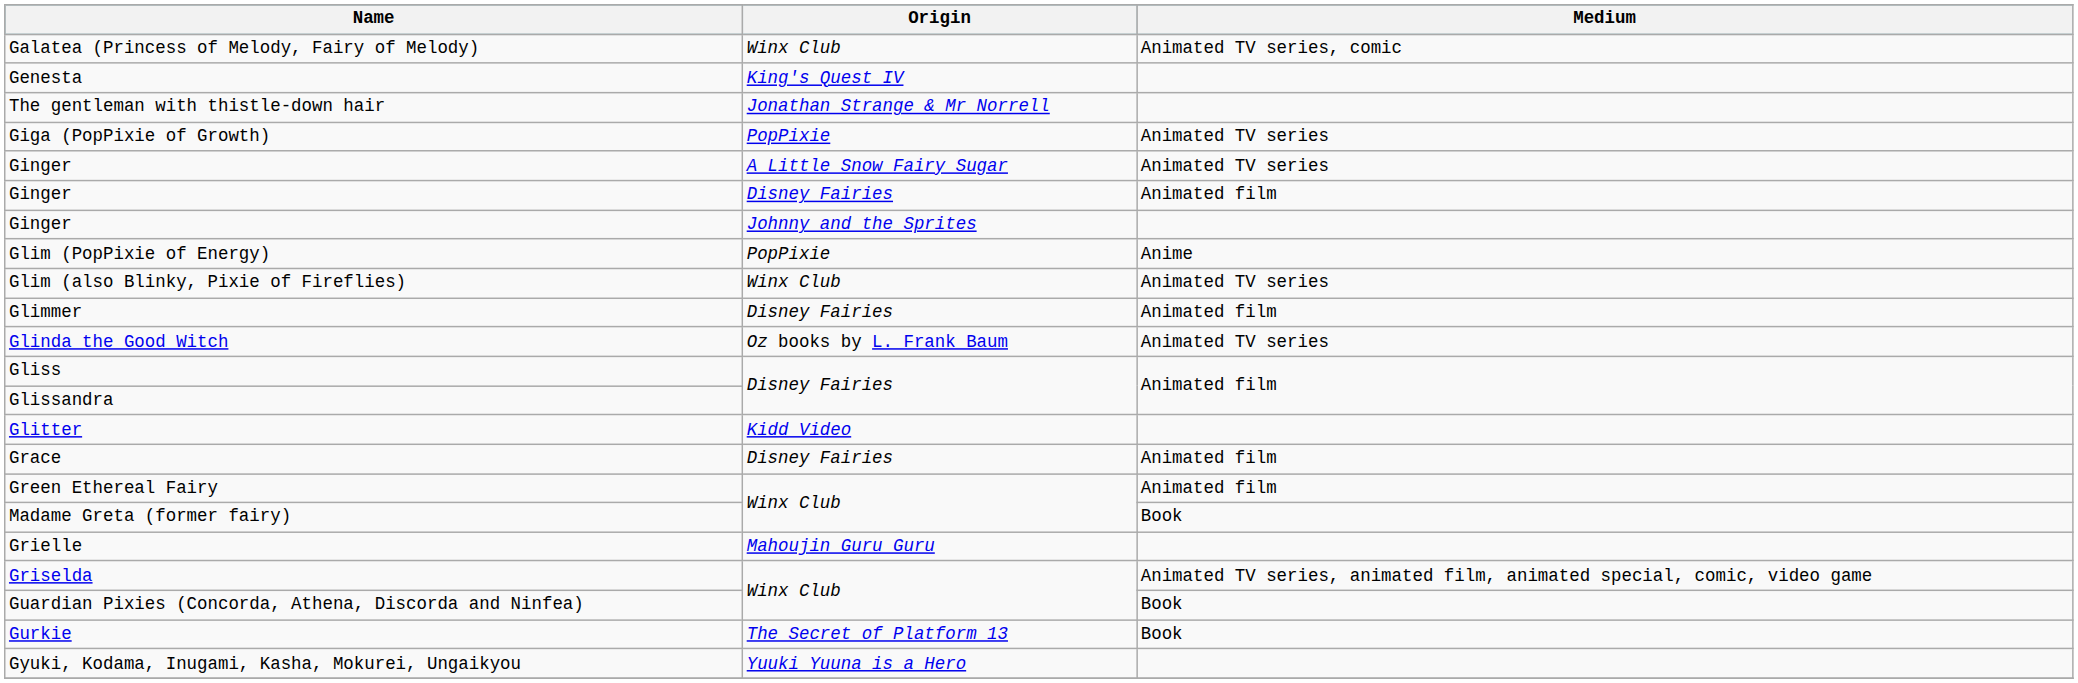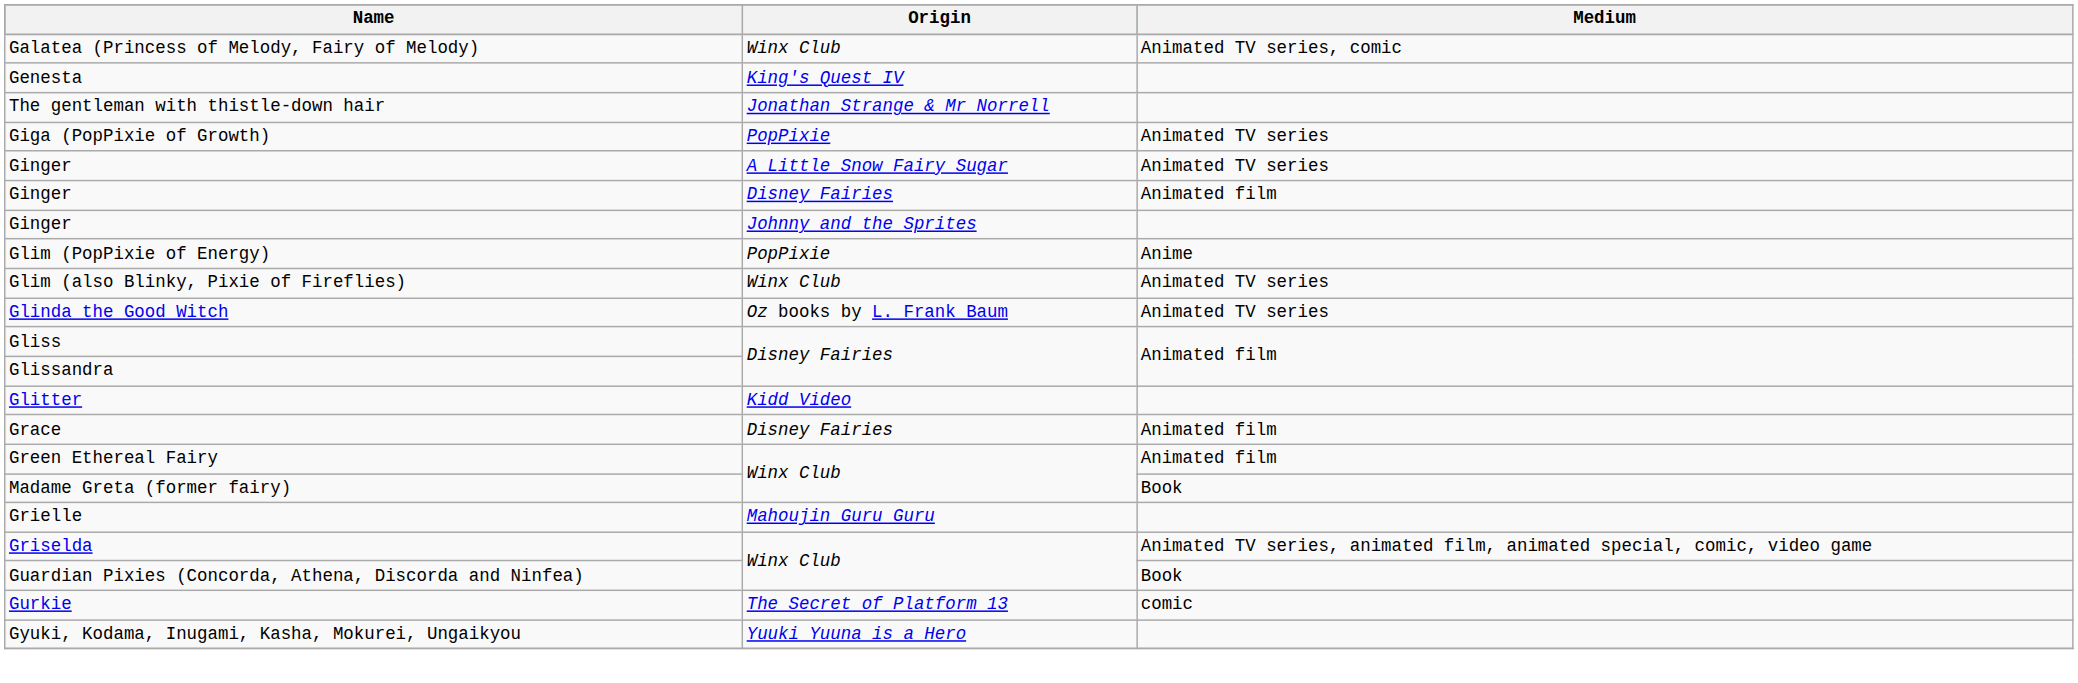- row: (46, 312)
(1162, 634) Book -> (1167, 605) comic
